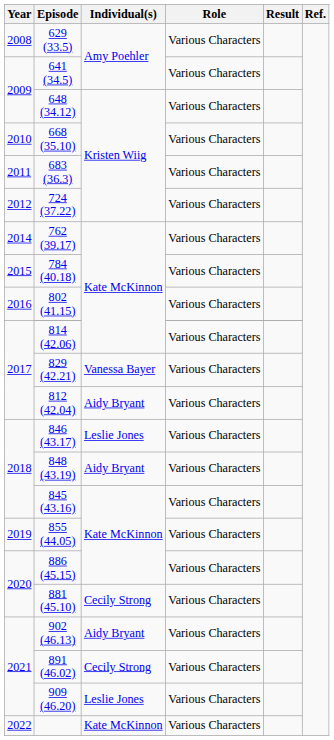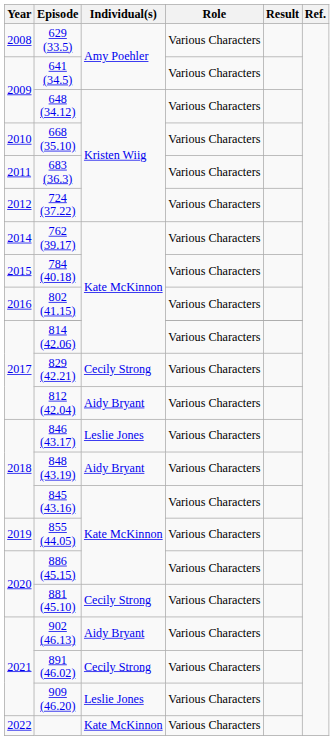(120, 369) Vanessa Bayer -> (118, 369) Cecily Strong
